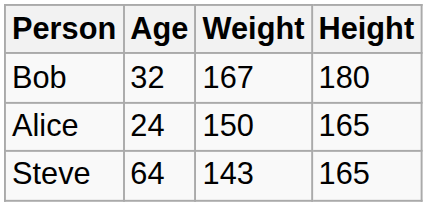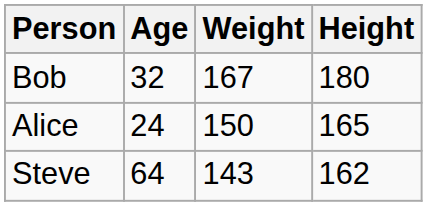(344, 175) 165 -> (344, 175) 162
